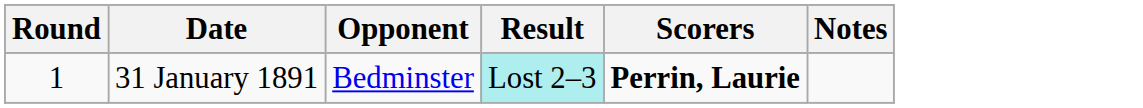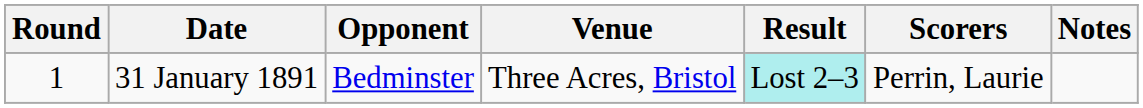+ column: (612, 28)
(705, 77) bold -> (958, 77) normal
